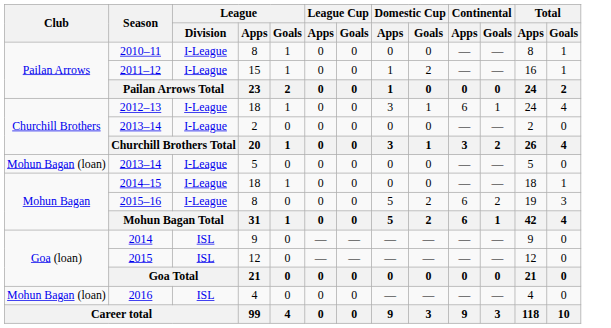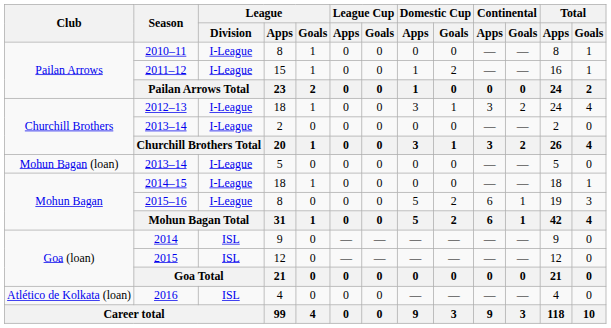(464, 107) 6 -> (490, 107) 3
(497, 107) 1 -> (523, 107) 2
(497, 201) 2 -> (523, 201) 1
(56, 295) Mohun Bagan (loan) -> (69, 295) Atlético de Kolkata (loan)
